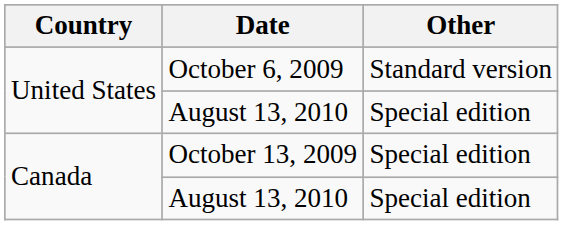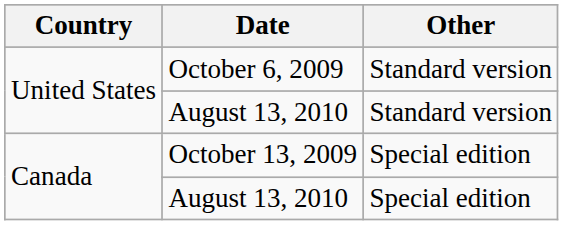(450, 111) Special edition -> (461, 111) Standard version
